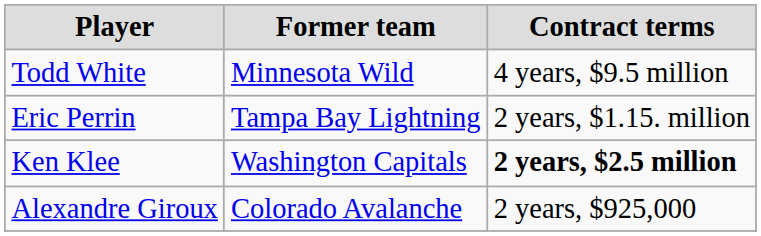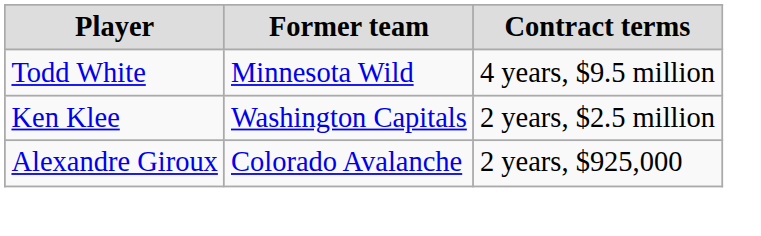- row: (74, 117)
(615, 162) bold -> (597, 117) normal
